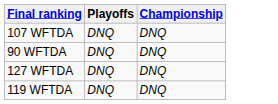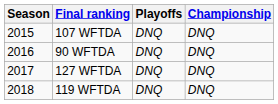+ column: (28, 14)
